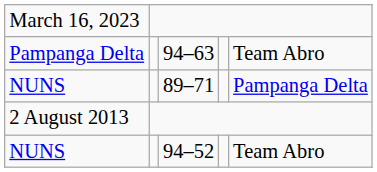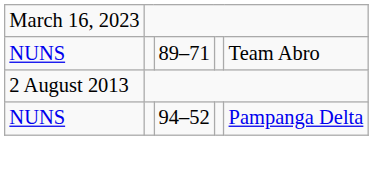- row: (77, 53)
(300, 85) Pampanga Delta -> (274, 53) Team Abro
(279, 150) Team Abro -> (296, 118) Pampanga Delta
